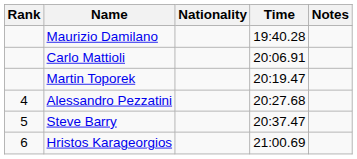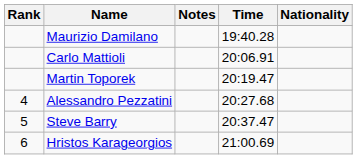columns swapped: (213, 15) <-> (330, 15)
